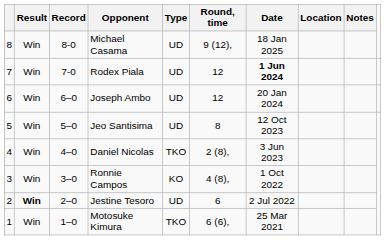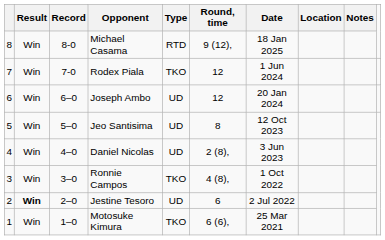(176, 44) UD -> (176, 44) RTD
(176, 71) UD -> (176, 71) TKO
(272, 71) bold -> (272, 71) normal
(176, 152) TKO -> (176, 152) UD
(176, 179) KO -> (176, 179) TKO
